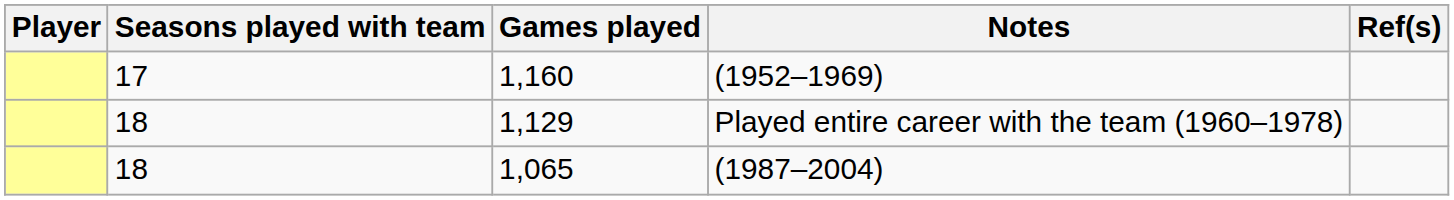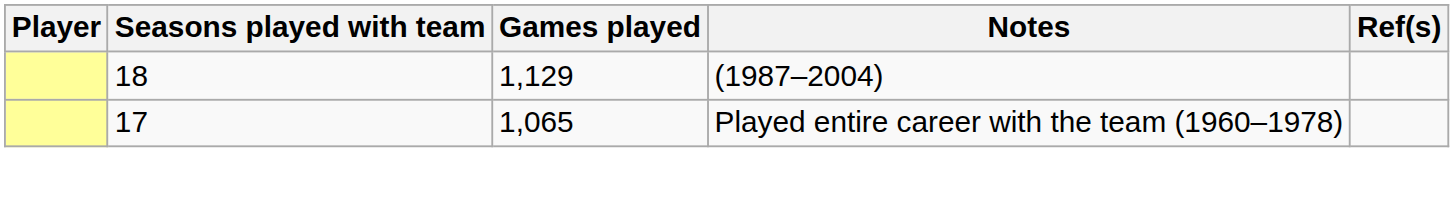- row: (536, 75)
(1029, 122) Played entire career with the team (1960–1978) -> (799, 75) (1987–2004)
(131, 169) 18 -> (131, 122) 17
(799, 169) (1987–2004) -> (1029, 122) Played entire career with the team (1960–1978)
